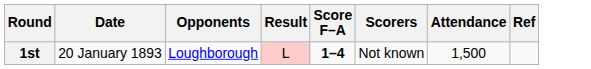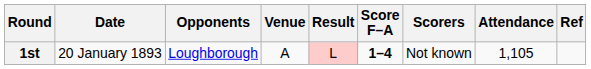+ column: (285, 23)
(469, 53) 1,500 -> (516, 53) 1,105
